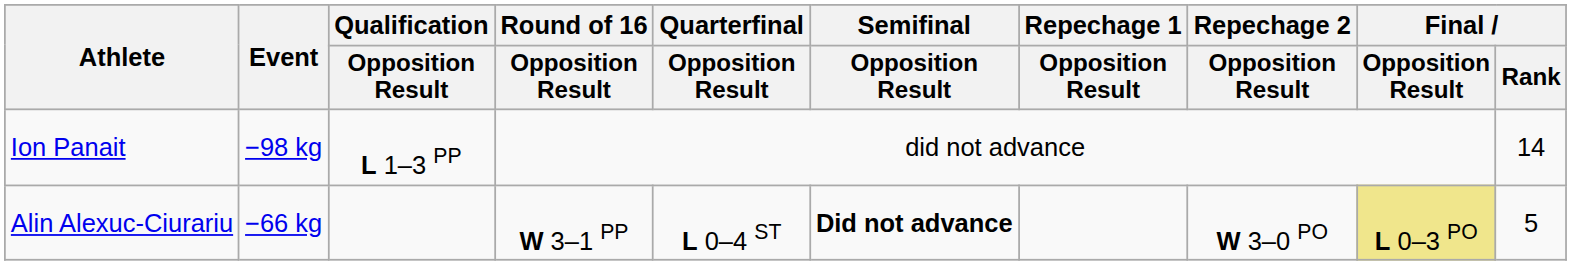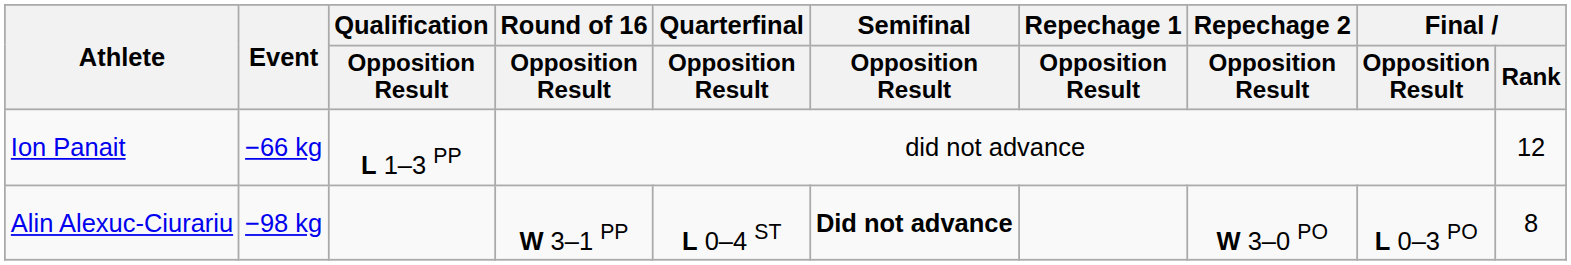(284, 148) −98 kg -> (284, 148) −66 kg
(1531, 148) 14 -> (1531, 148) 12
(284, 223) −66 kg -> (284, 223) −98 kg
(1426, 237) khaki background -> (1426, 237) no background
(1531, 223) 5 -> (1531, 223) 8
